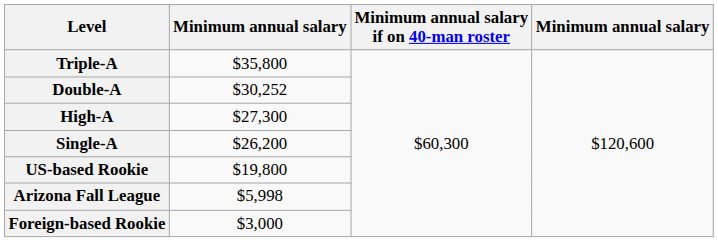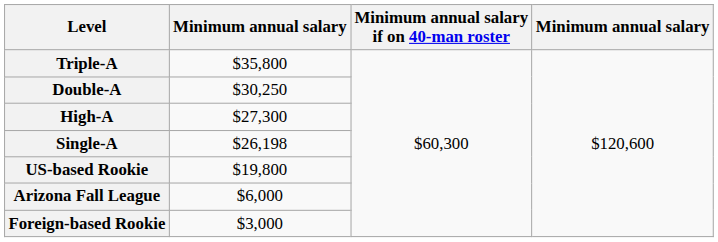(260, 90) $30,252 -> (260, 90) $30,250
(260, 143) $26,200 -> (260, 143) $26,198
(260, 196) $5,998 -> (260, 196) $6,000
